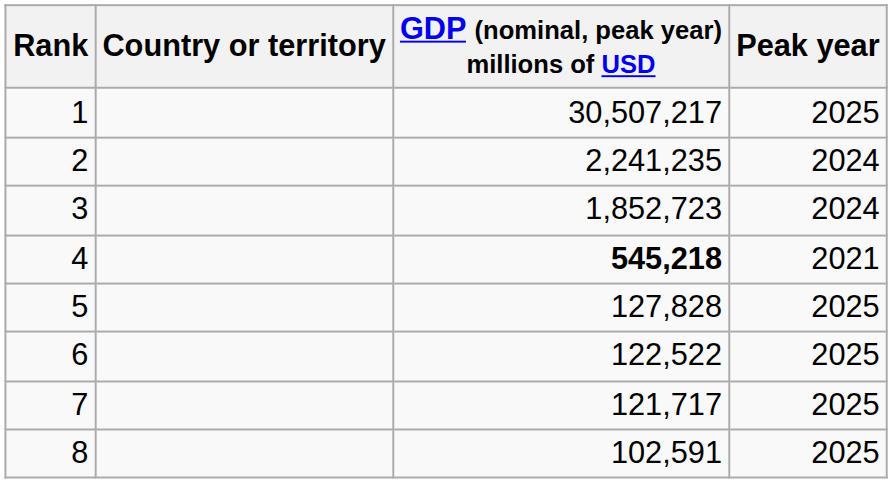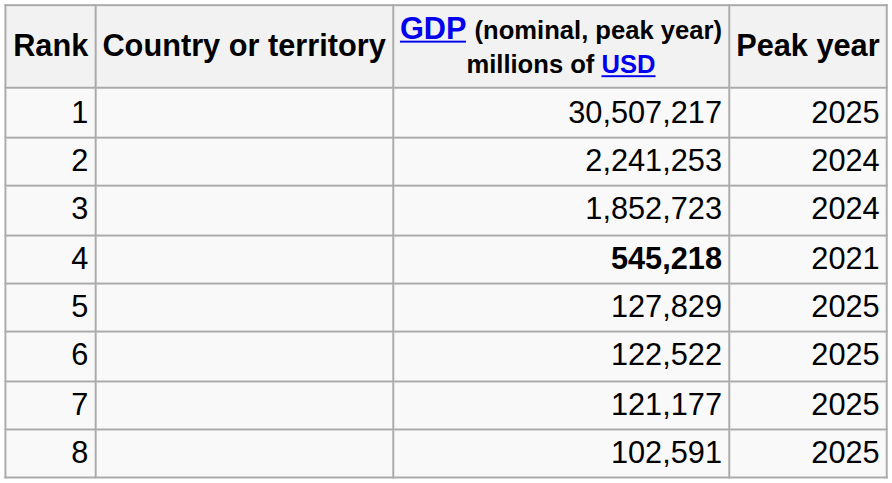(654, 161) 2,241,235 -> (654, 161) 2,241,253
(666, 307) 127,828 -> (666, 307) 127,829
(666, 404) 121,717 -> (666, 404) 121,177
